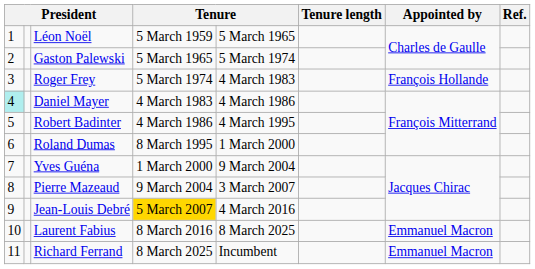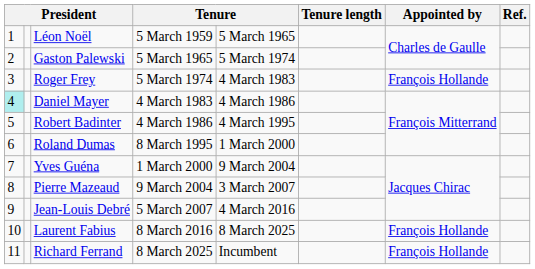(174, 209) gold background -> (174, 209) no background
(440, 230) Emmanuel Macron -> (438, 230) François Hollande
(440, 252) Emmanuel Macron -> (438, 252) François Hollande
